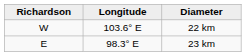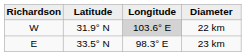+ column: (93, 12)
(123, 28) no background -> (152, 28) lightgrey background
